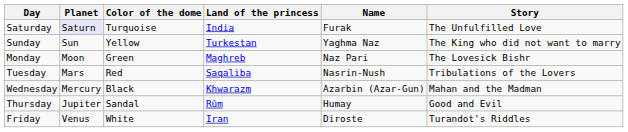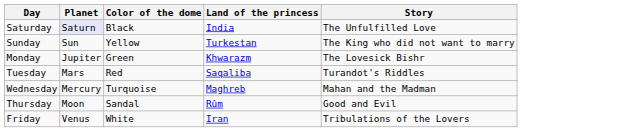- column: (374, 12)
(131, 27) Turquoise -> (120, 27) Black
(73, 58) Moon -> (81, 58) Jupiter
(226, 58) Maghreb -> (228, 58) Khwarazm
(502, 73) Tribulations of the Lovers -> (374, 73) Turandot's Riddles
(120, 88) Black -> (131, 88) Turquoise
(228, 88) Khwarazm -> (226, 88) Maghreb
(81, 104) Jupiter -> (73, 104) Moon
(480, 119) Turandot's Riddles -> (396, 119) Tribulations of the Lovers
